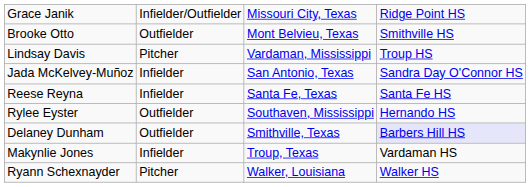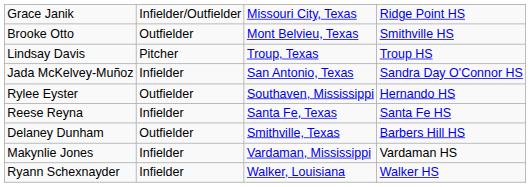(309, 53) Vardaman, Mississippi -> (283, 53) Troup, Texas
rows swapped: (45, 93) <-> (43, 113)
(422, 133) lavender background -> (422, 133) no background
(283, 152) Troup, Texas -> (309, 152) Vardaman, Mississippi
(159, 172) Pitcher -> (161, 172) Infielder
